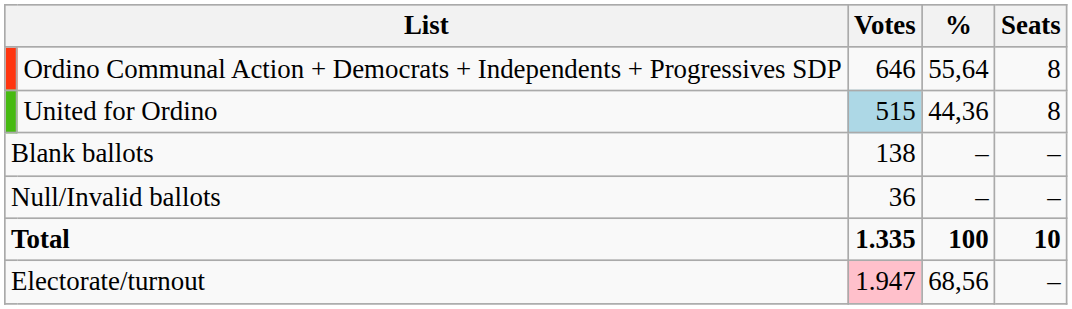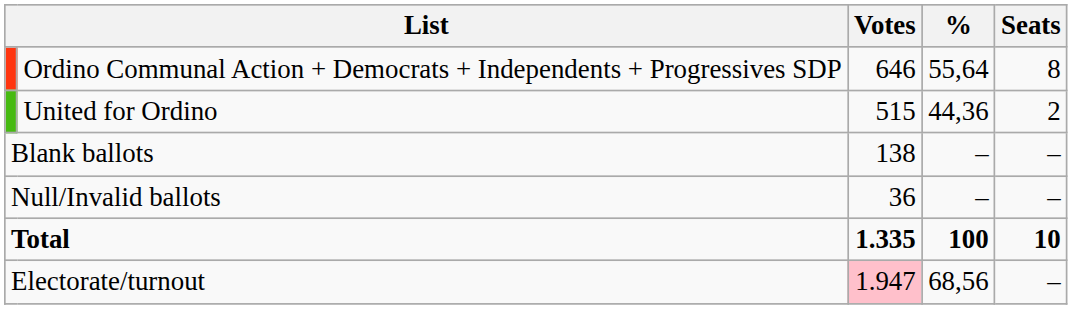(896, 111) lightblue background -> (896, 111) no background
(1054, 111) 8 -> (1054, 111) 2
